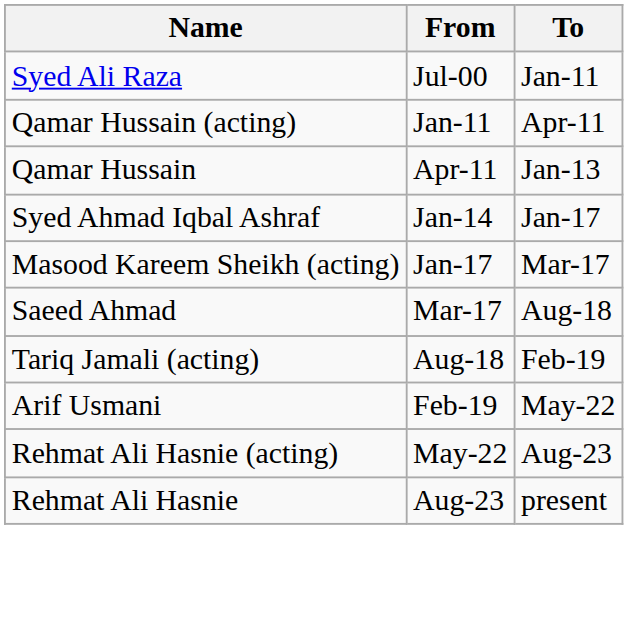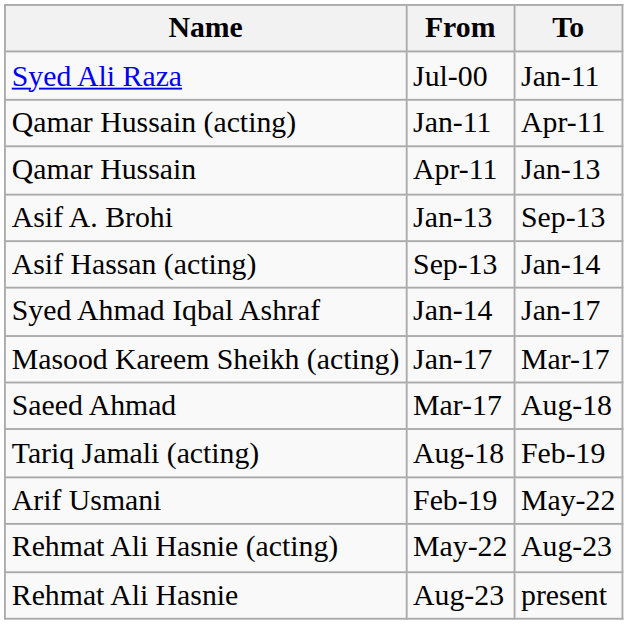+ row: (92, 216)
+ row: (134, 264)
